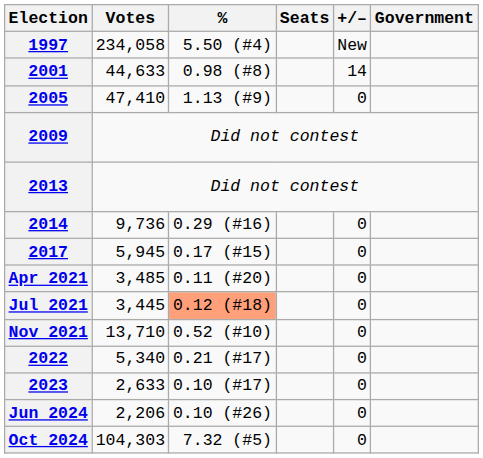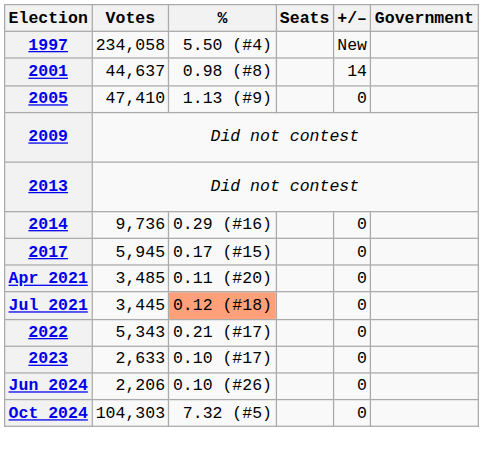(135, 72) 44,633 -> (135, 72) 44,637
- row: (48, 332)
(140, 359) 5,340 -> (140, 332) 5,343
